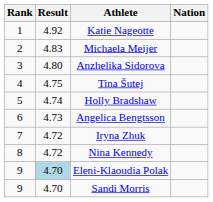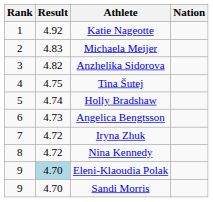(53, 65) 4.80 -> (53, 65) 4.82
